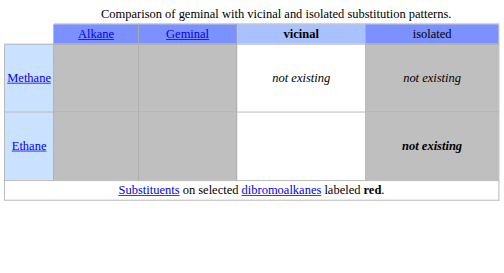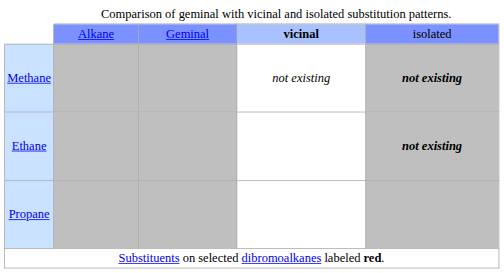(432, 78) normal -> (432, 78) bold
+ row: (29, 214)
